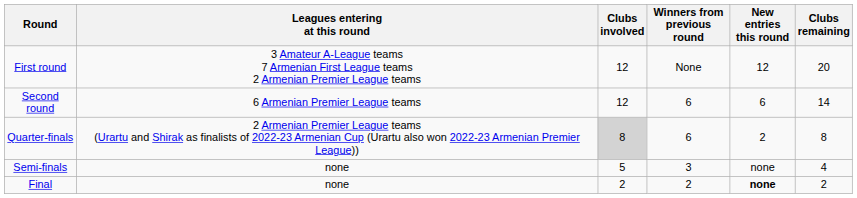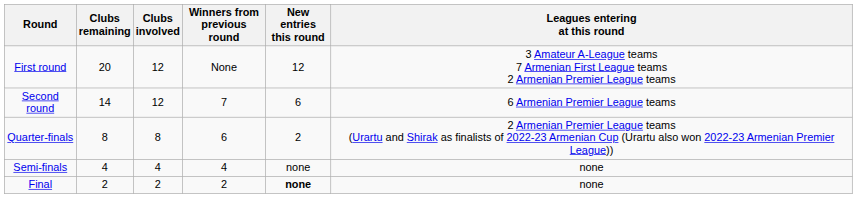columns swapped: (824, 25) <-> (337, 25)
(688, 102) 6 -> (224, 102) 7
(622, 138) lightgrey background -> (158, 138) no background
(622, 167) 5 -> (158, 167) 4
(688, 167) 3 -> (224, 167) 4
